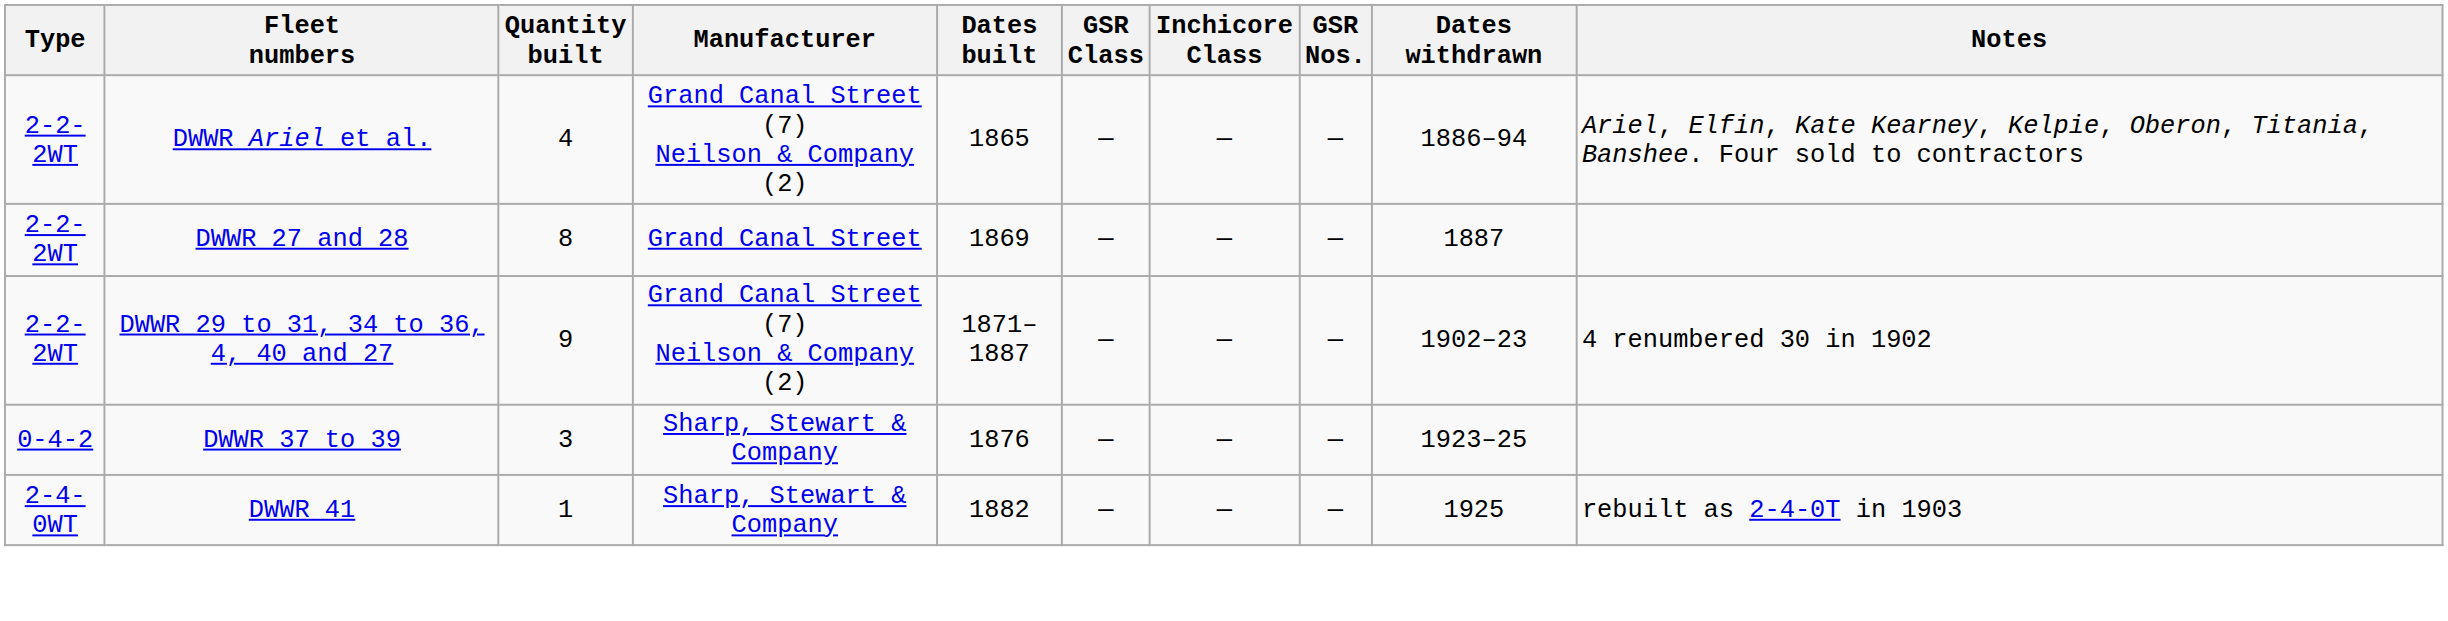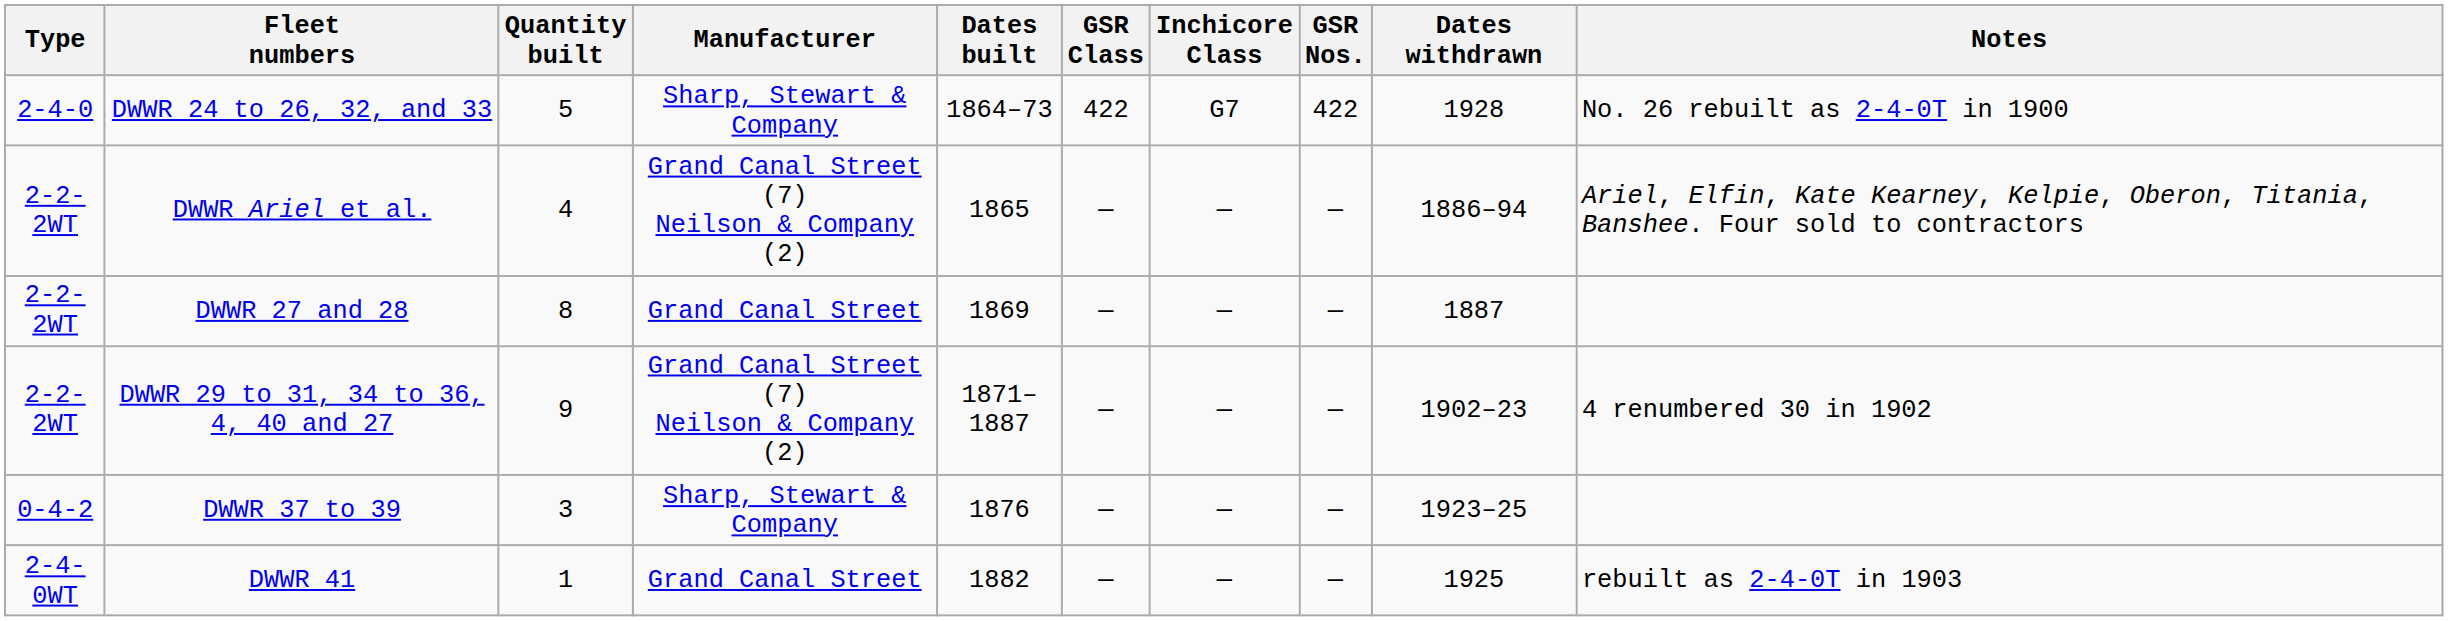+ row: (302, 111)
(785, 510) Sharp, Stewart & Company -> (785, 581) Grand Canal Street
